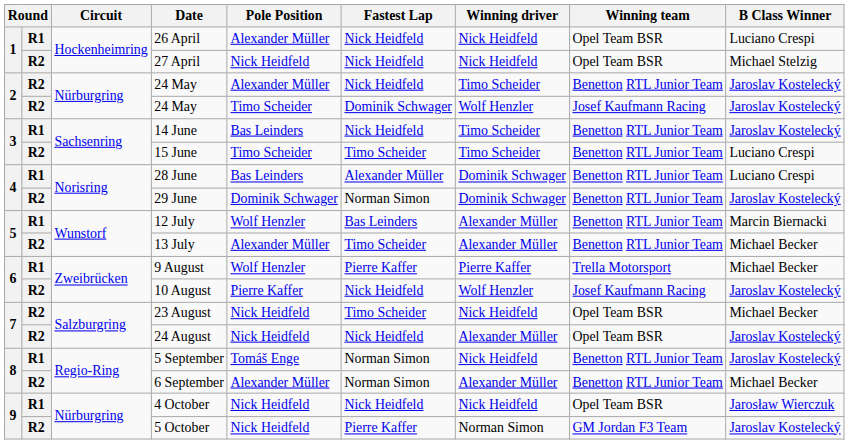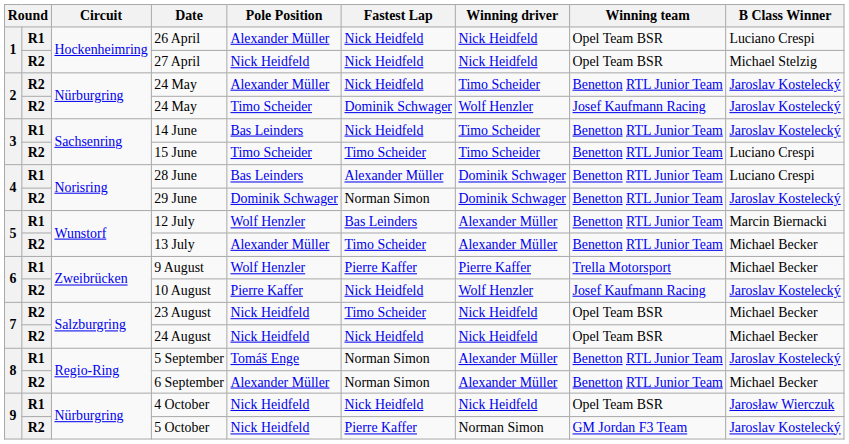(508, 335) Alexander Müller -> (498, 335) Nick Heidfeld
(785, 335) Jaroslav Kostelecký -> (773, 335) Michael Becker
(498, 358) Nick Heidfeld -> (508, 358) Alexander Müller
